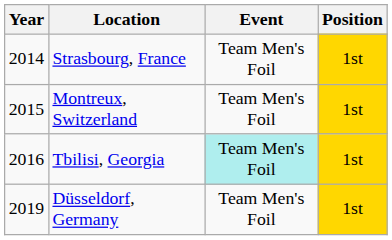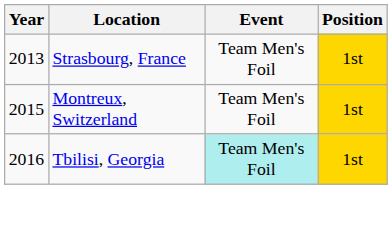(26, 59) 2014 -> (26, 59) 2013
- row: (94, 209)
